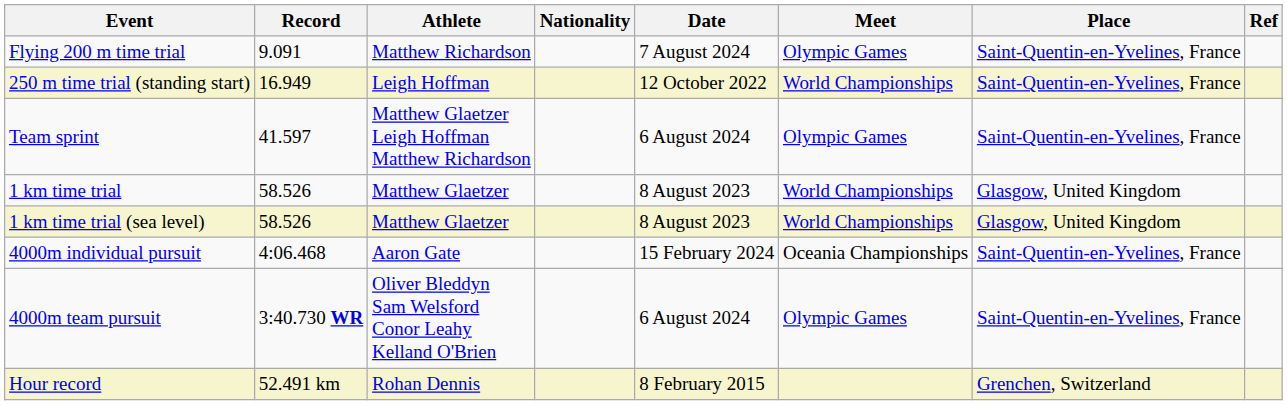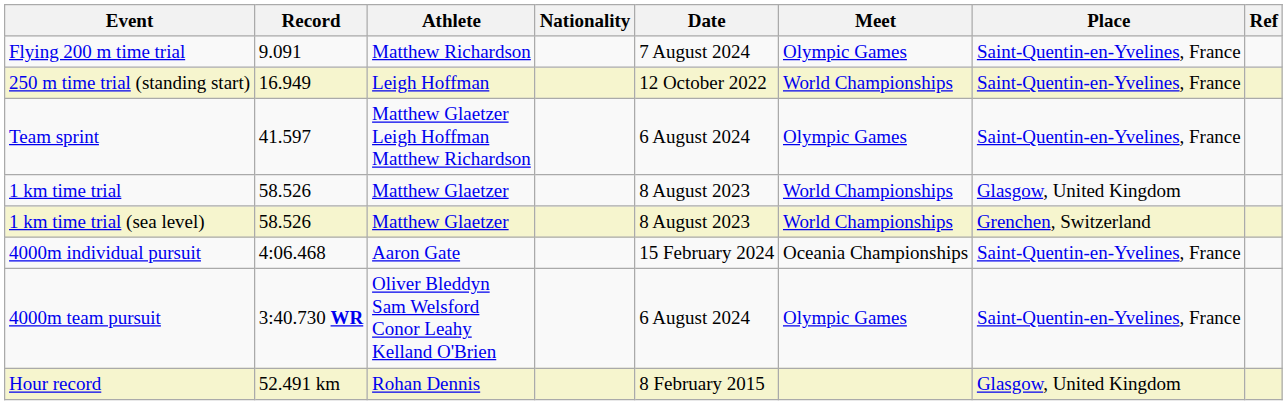(1079, 221) Glasgow, United Kingdom -> (1064, 221) Grenchen, Switzerland
(1064, 383) Grenchen, Switzerland -> (1079, 383) Glasgow, United Kingdom
